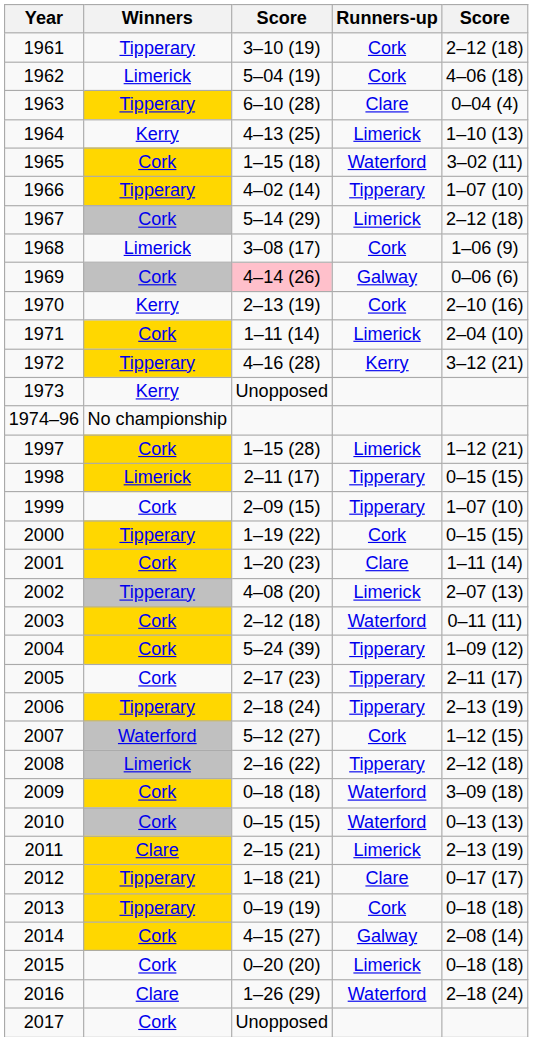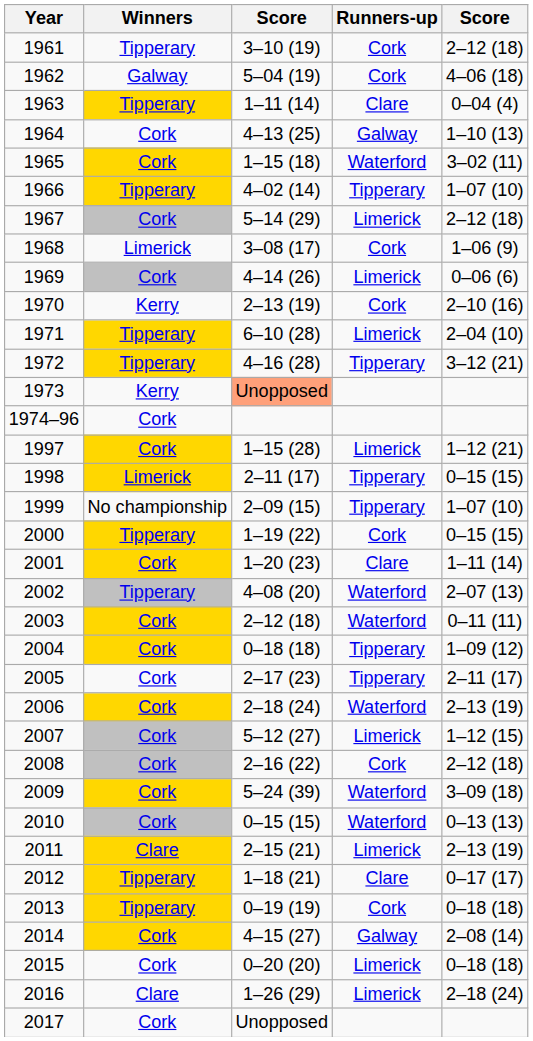(157, 76) Limerick -> (157, 76) Galway
(282, 104) 6–10 (28) -> (282, 104) 1–11 (14)
(157, 133) Kerry -> (157, 133) Cork
(387, 133) Limerick -> (387, 133) Galway
(282, 276) pink background -> (282, 276) no background
(387, 276) Galway -> (387, 276) Limerick
(157, 334) Cork -> (157, 334) Tipperary
(282, 334) 1–11 (14) -> (282, 334) 6–10 (28)
(387, 362) Kerry -> (387, 362) Tipperary
(282, 391) no background -> (282, 391) lightsalmon background
(157, 420) No championship -> (157, 420) Cork
(157, 506) Cork -> (157, 506) No championship
(387, 592) Limerick -> (387, 592) Waterford
(282, 649) 5–24 (39) -> (282, 649) 0–18 (18)
(157, 707) Tipperary -> (157, 707) Cork
(387, 707) Tipperary -> (387, 707) Waterford
(157, 735) Waterford -> (157, 735) Cork
(387, 735) Cork -> (387, 735) Limerick
(157, 764) Limerick -> (157, 764) Cork
(387, 764) Tipperary -> (387, 764) Cork
(282, 793) 0–18 (18) -> (282, 793) 5–24 (39)
(387, 993) Waterford -> (387, 993) Limerick
